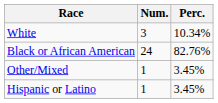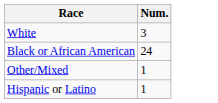- column: (192, 13)
